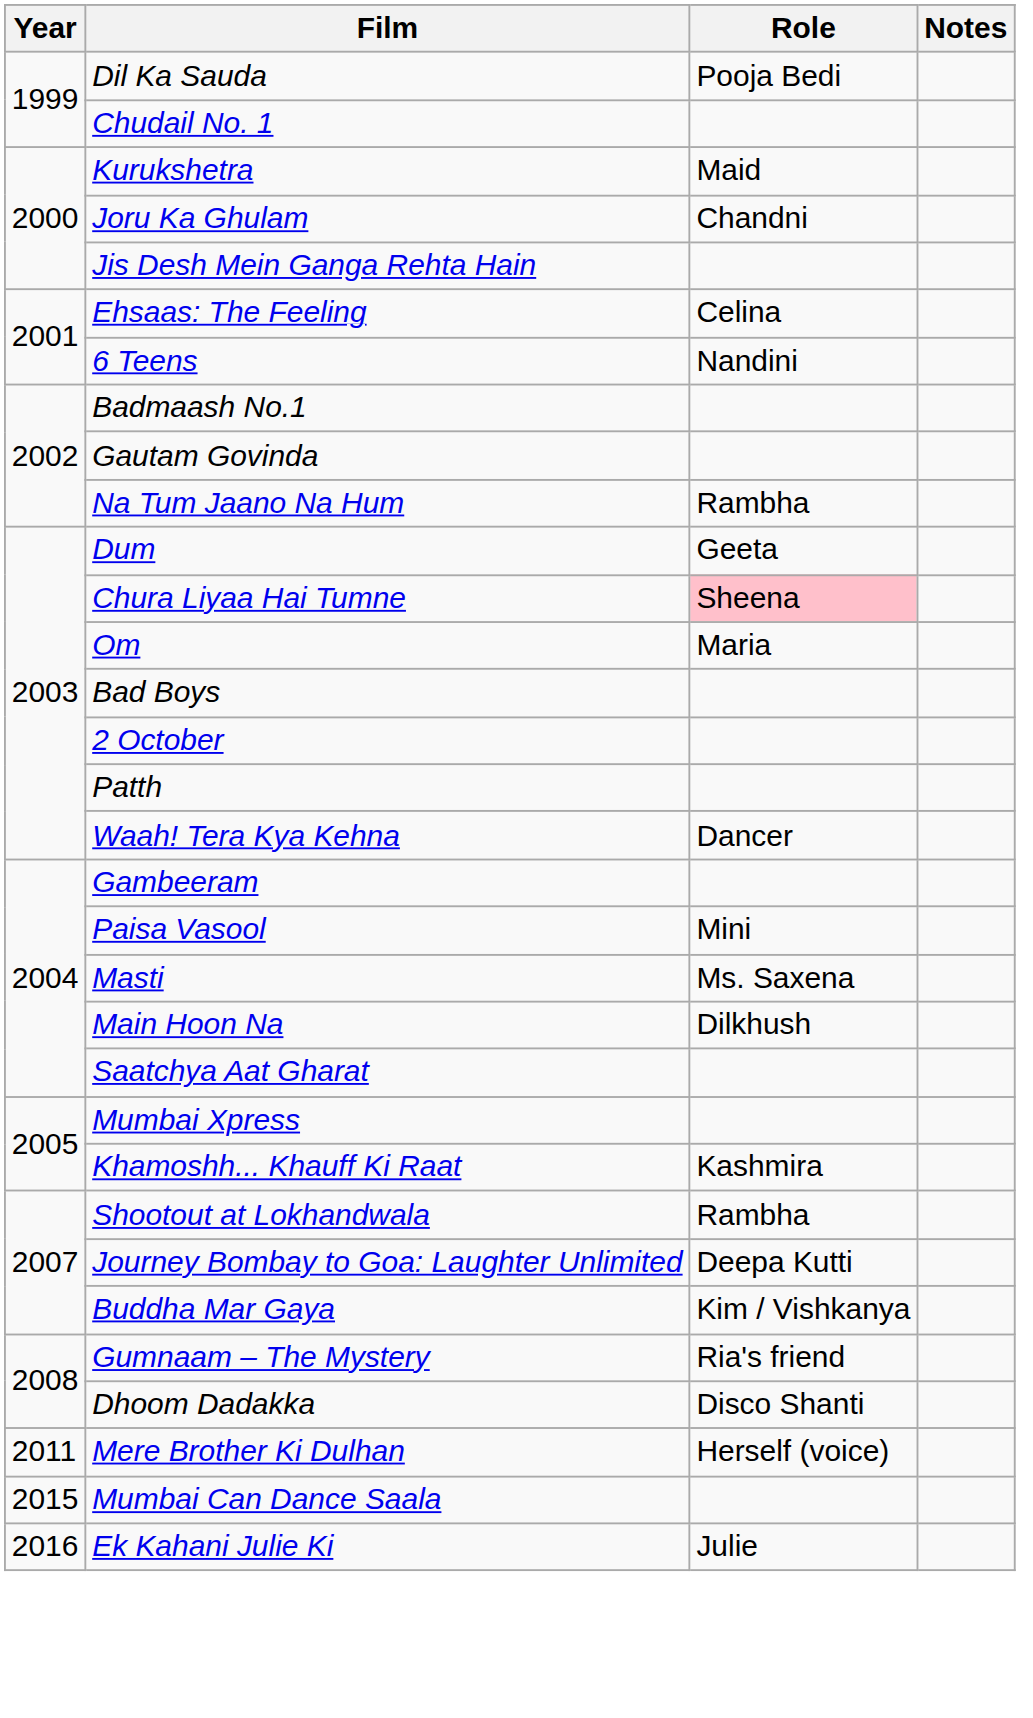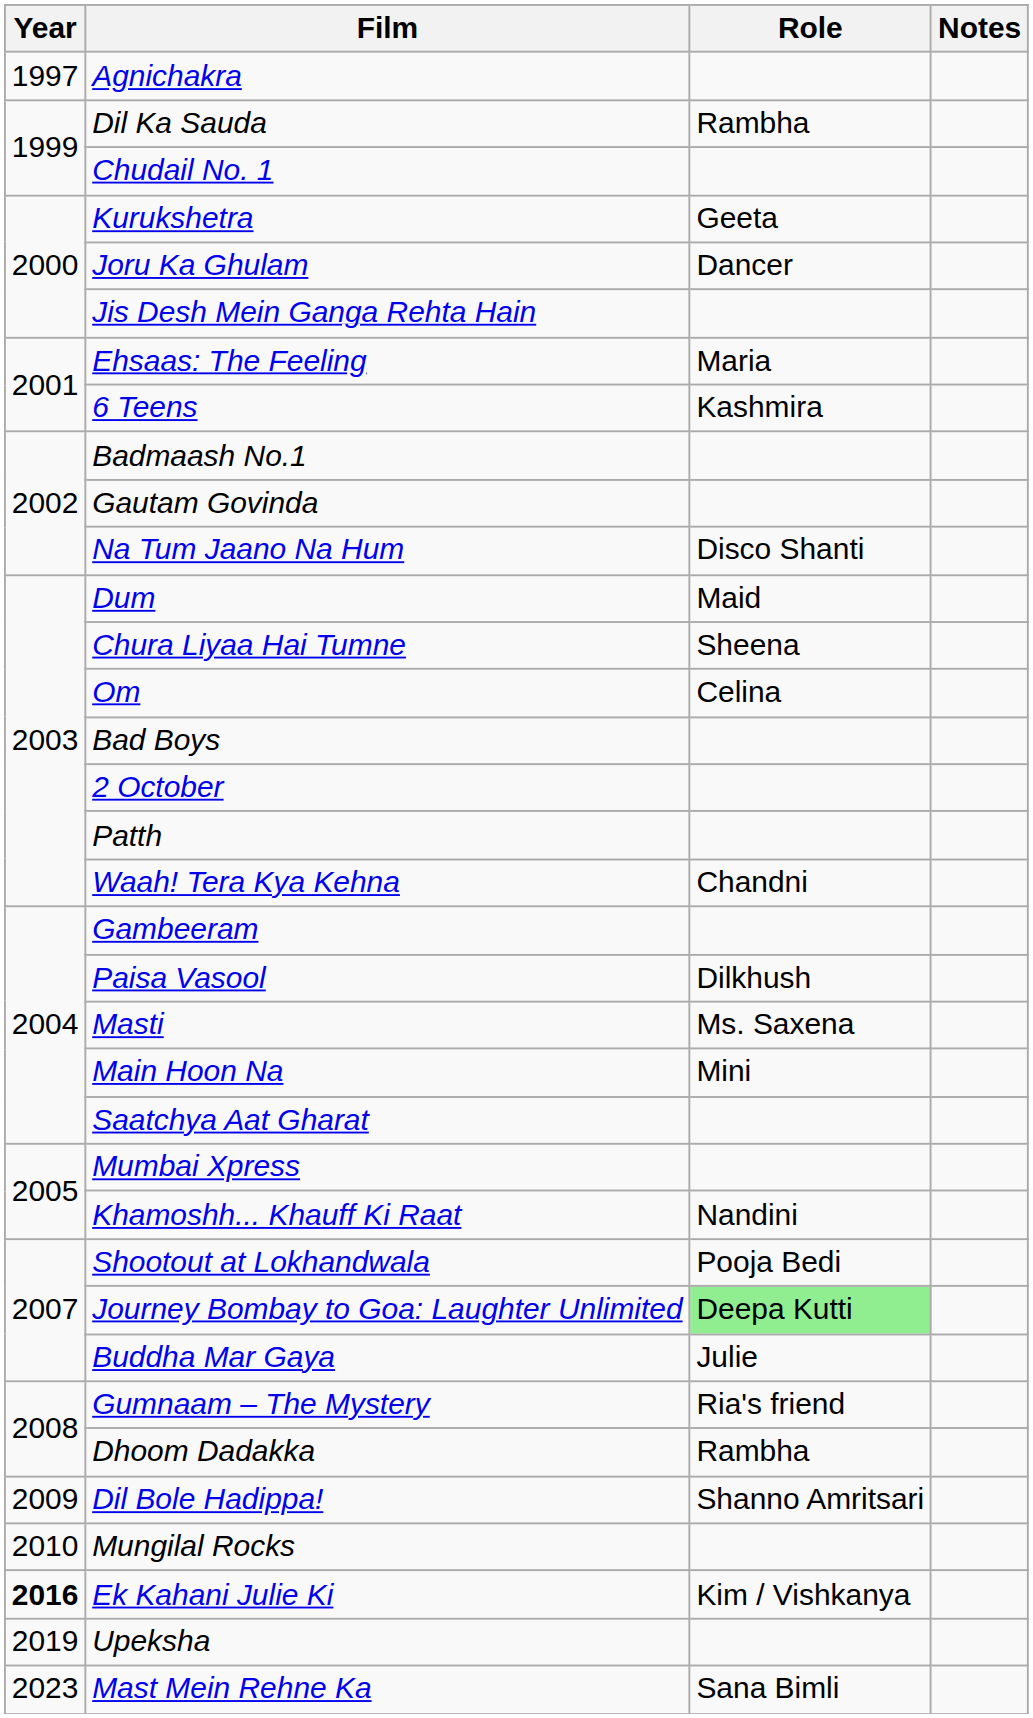+ row: (167, 75)
(769, 75) Pooja Bedi -> (753, 123) Rambha
(729, 170) Maid -> (737, 218) Geeta
(752, 218) Chandni -> (745, 265) Dancer
(739, 312) Celina -> (734, 360) Maria
(747, 360) Nandini -> (760, 407) Kashmira
(753, 502) Rambha -> (780, 550) Disco Shanti
(737, 550) Geeta -> (729, 597) Maid
(748, 597) pink background -> (748, 645) no background
(734, 645) Maria -> (739, 692) Celina
(745, 834) Dancer -> (752, 882) Chandni
(724, 929) Mini -> (754, 977) Dilkhush
(754, 1024) Dilkhush -> (724, 1072) Mini
(760, 1167) Kashmira -> (747, 1214) Nandini
(753, 1214) Rambha -> (769, 1261) Pooja Bedi
(775, 1261) no background -> (775, 1309) lightgreen background
(803, 1309) Kim / Vishkanya -> (727, 1356) Julie
(780, 1404) Disco Shanti -> (753, 1451) Rambha
+ row: (208, 1499)
+ row: (194, 1546)
- row: (249, 1451)
- row: (267, 1499)
(45, 1546) normal -> (45, 1594) bold
(727, 1546) Julie -> (803, 1594) Kim / Vishkanya
+ row: (151, 1641)
+ row: (232, 1689)
